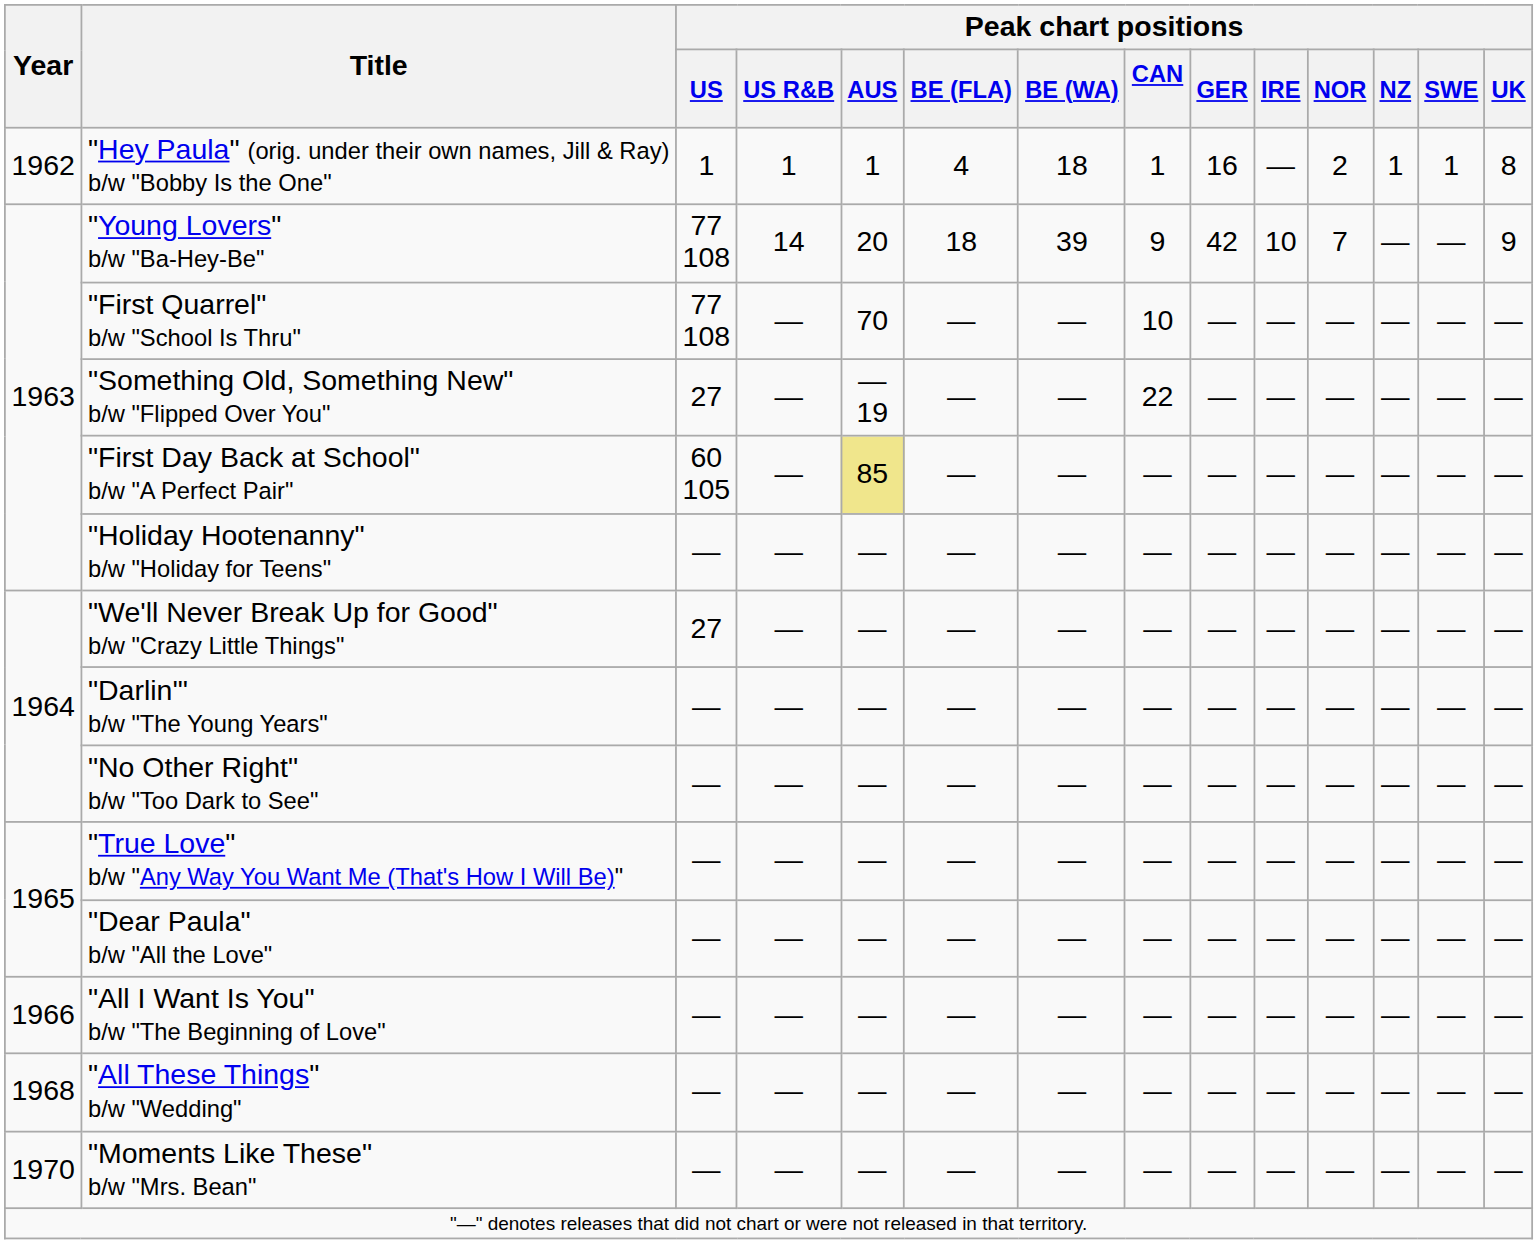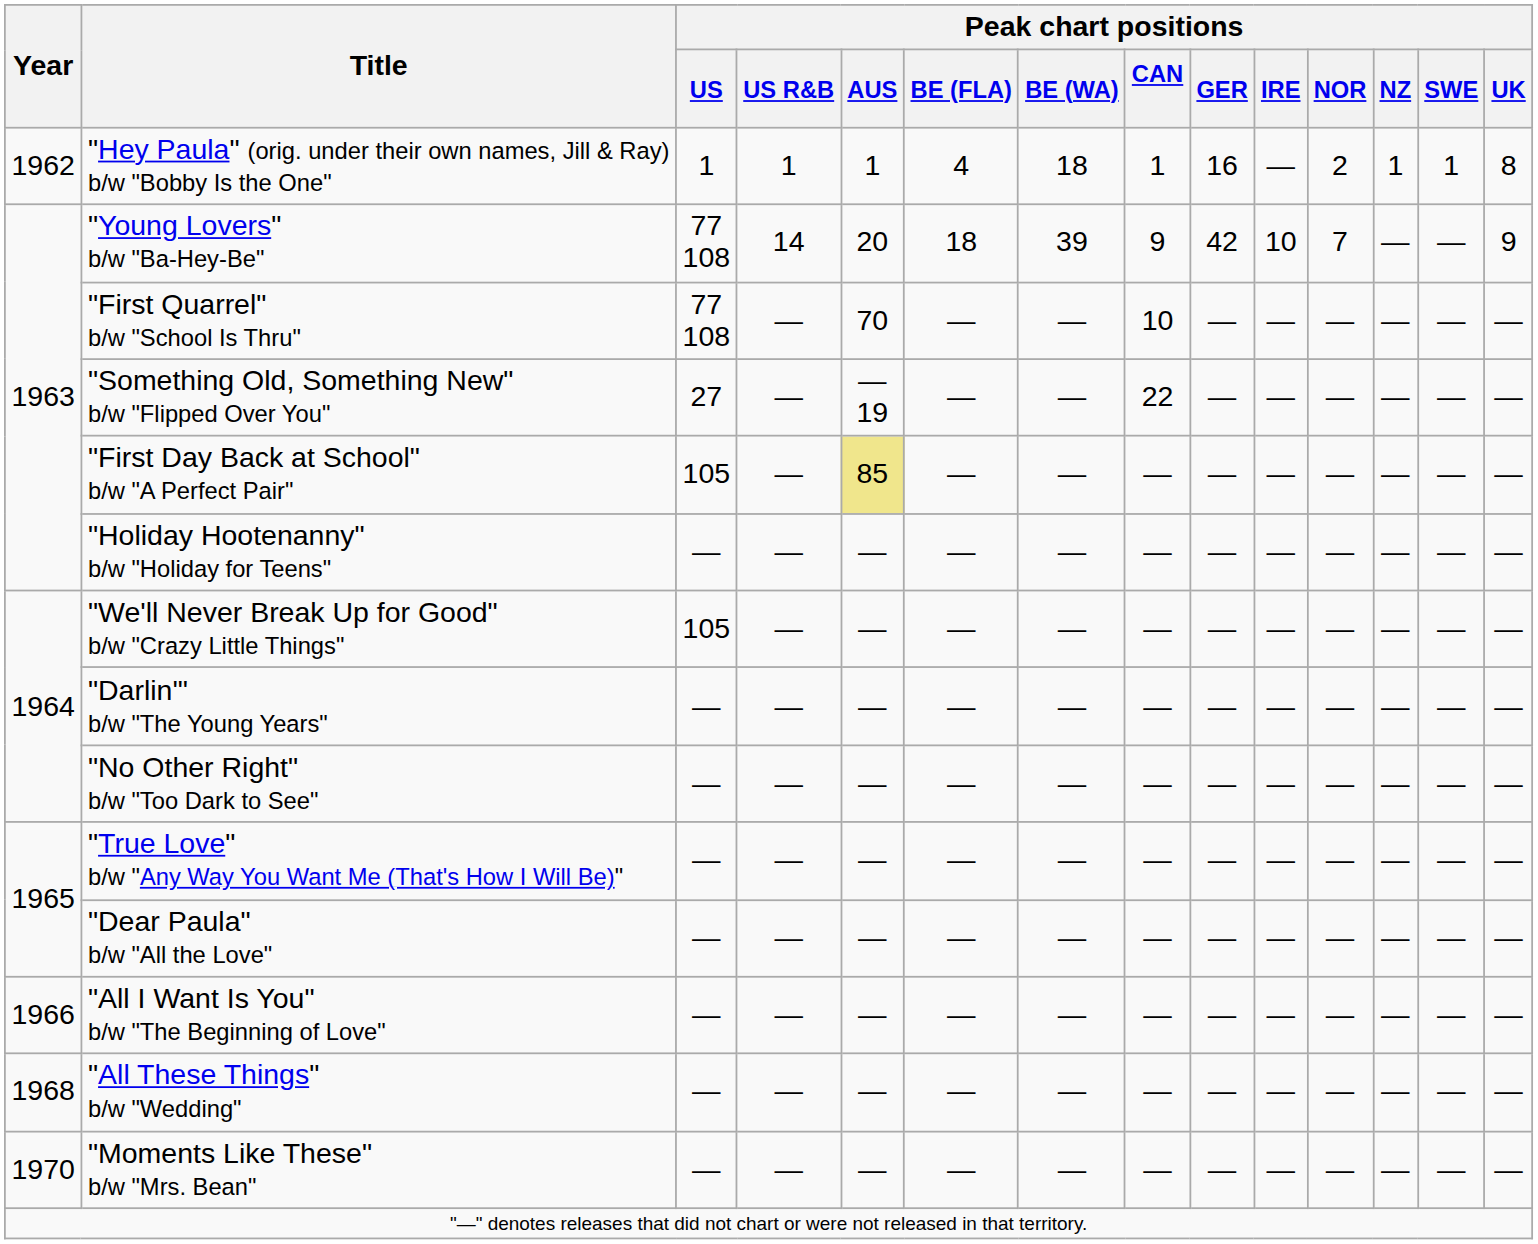(706, 474) 60 105 -> (706, 474) 105
(706, 628) 27 -> (706, 628) 105
